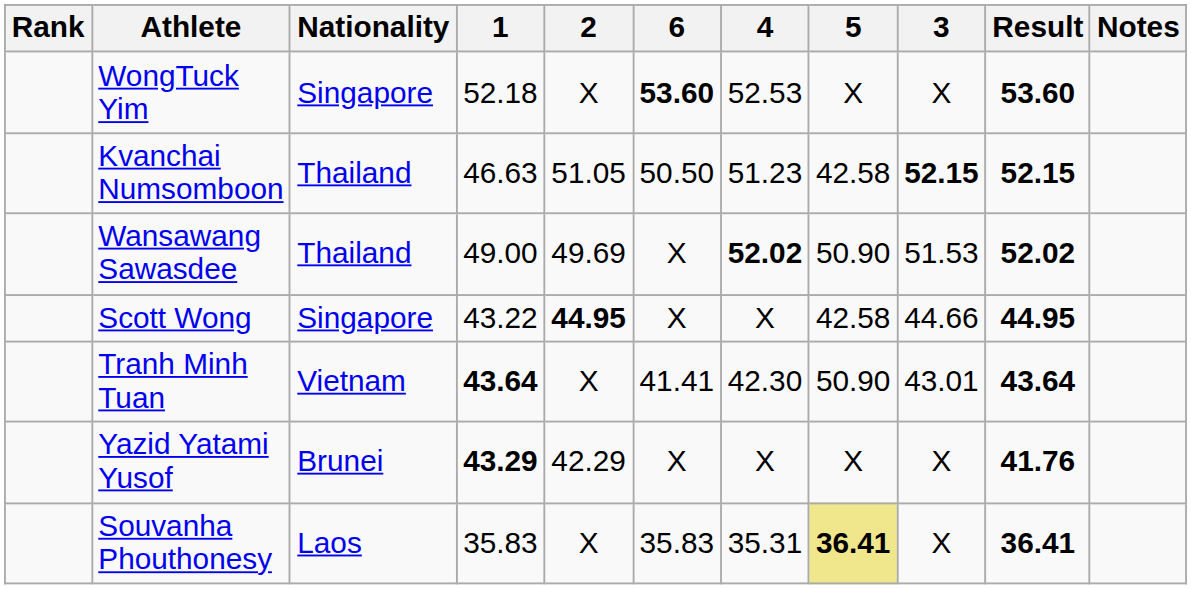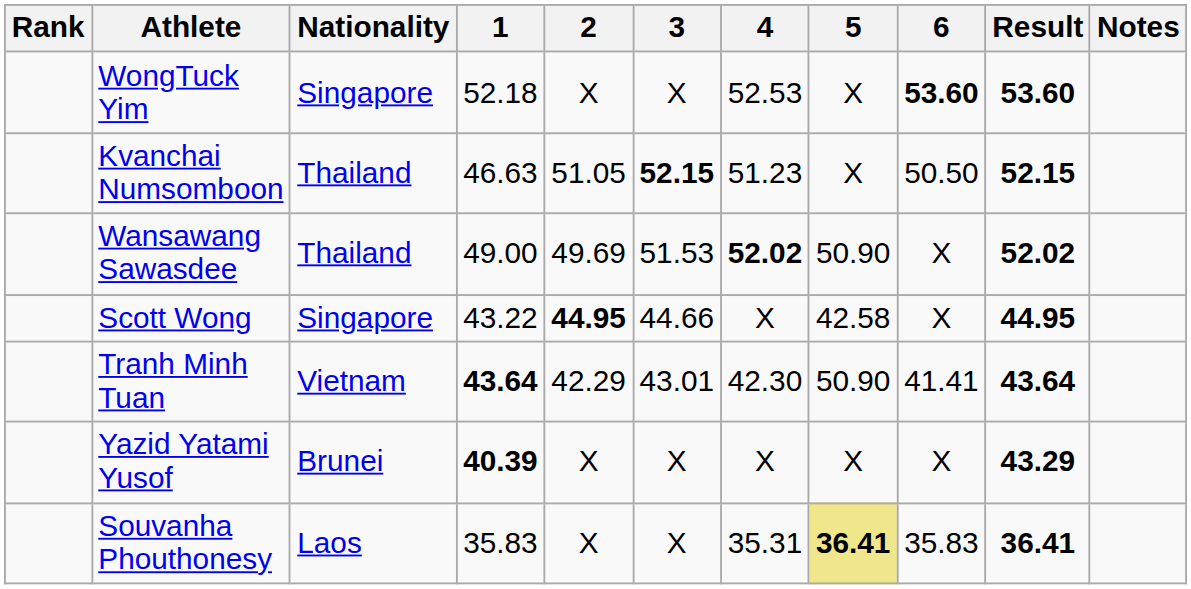columns swapped: (941, 28) <-> (677, 28)
(853, 172) 42.58 -> (853, 172) X
(589, 381) X -> (589, 381) 42.29
(500, 461) 43.29 -> (500, 461) 40.39
(589, 461) 42.29 -> (589, 461) X
(1038, 461) 41.76 -> (1038, 461) 43.29
